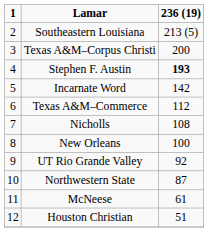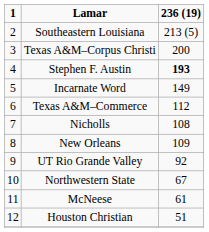(181, 87) 142 -> (181, 87) 149
(181, 143) 100 -> (181, 143) 109
(181, 180) 87 -> (181, 180) 67
